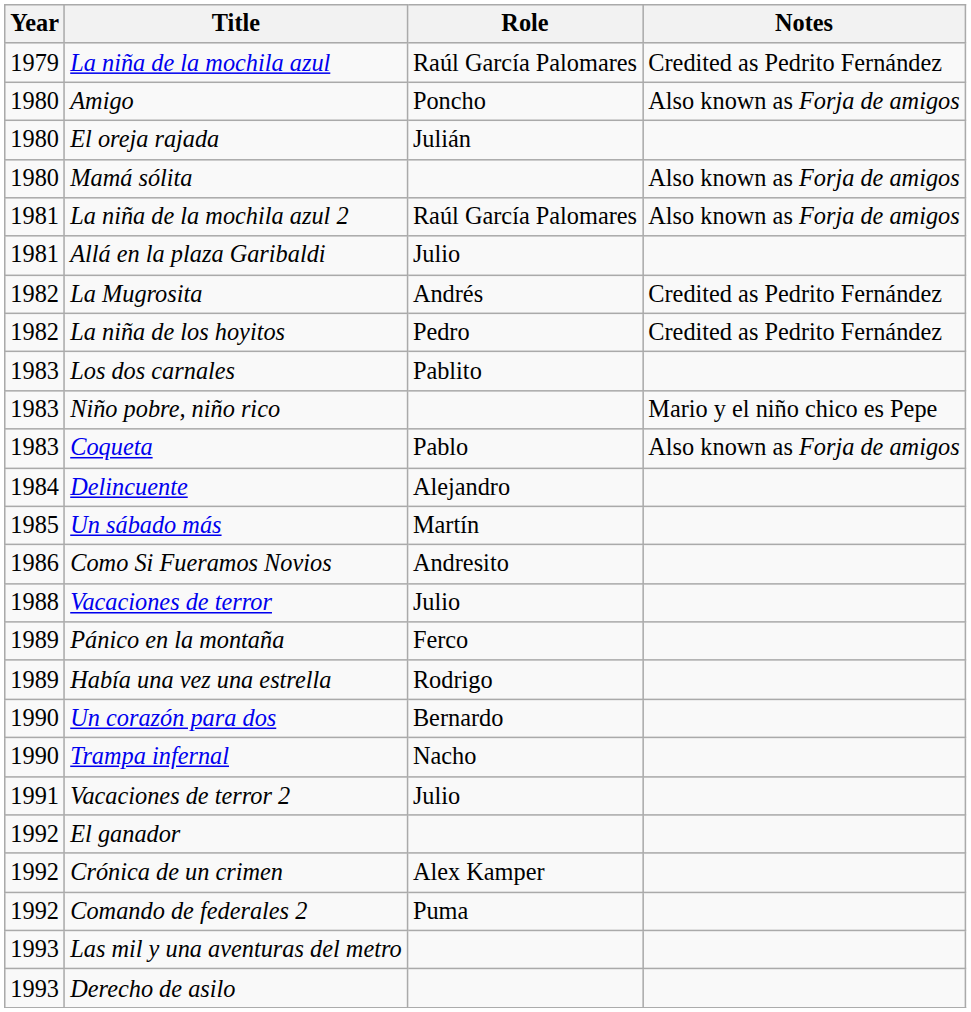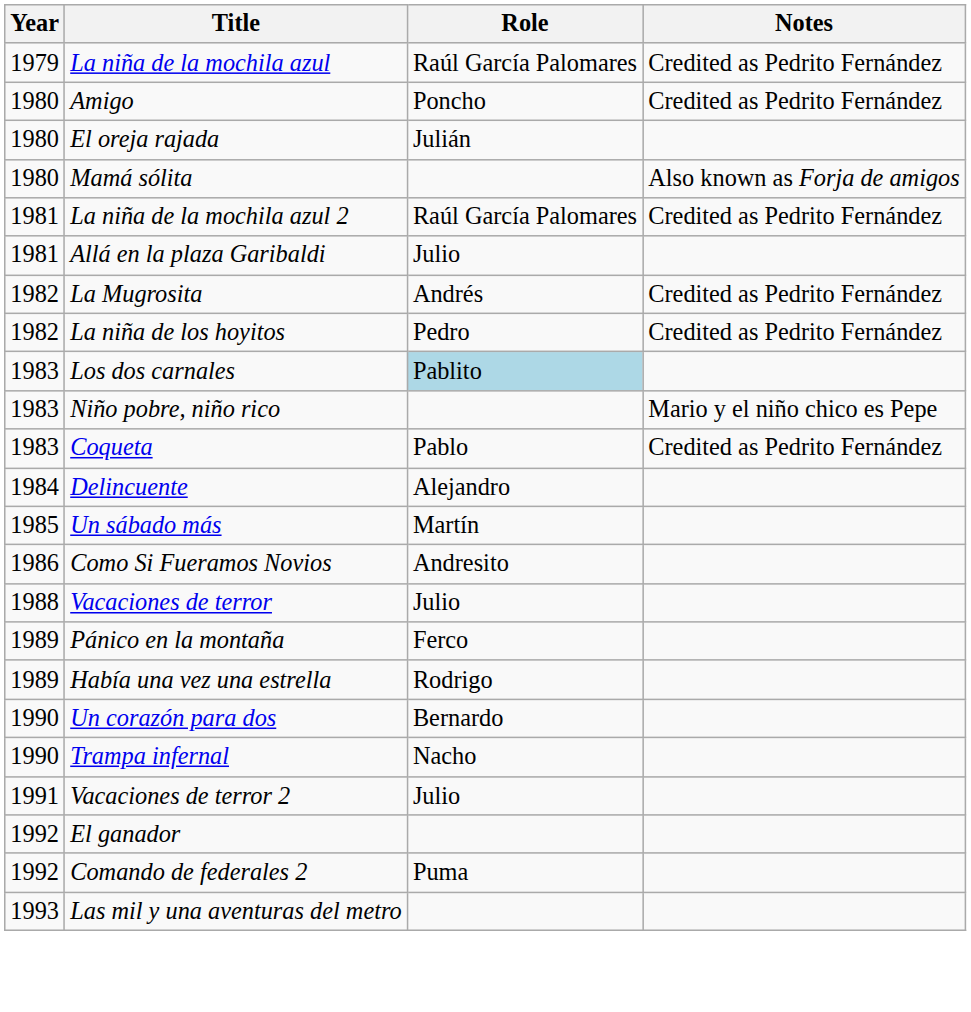(804, 100) Also known as Forja de amigos -> (795, 100) Credited as Pedrito Fernández
(804, 216) Also known as Forja de amigos -> (795, 216) Credited as Pedrito Fernández
(447, 370) no background -> (447, 370) lightblue background
(804, 448) Also known as Forja de amigos -> (795, 448) Credited as Pedrito Fernández
- row: (177, 872)
- row: (153, 988)
